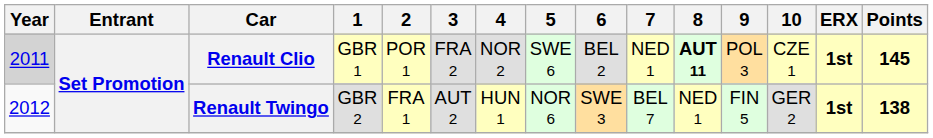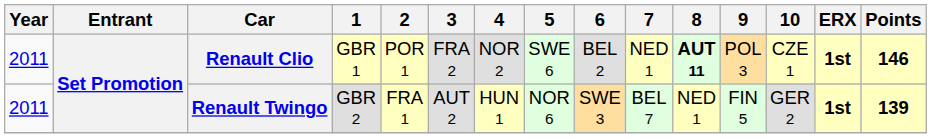(29, 59) lightgrey background -> (29, 59) no background
(895, 59) 145 -> (893, 59) 146
(29, 109) 2012 -> (29, 109) 2011
(895, 109) 138 -> (893, 109) 139
